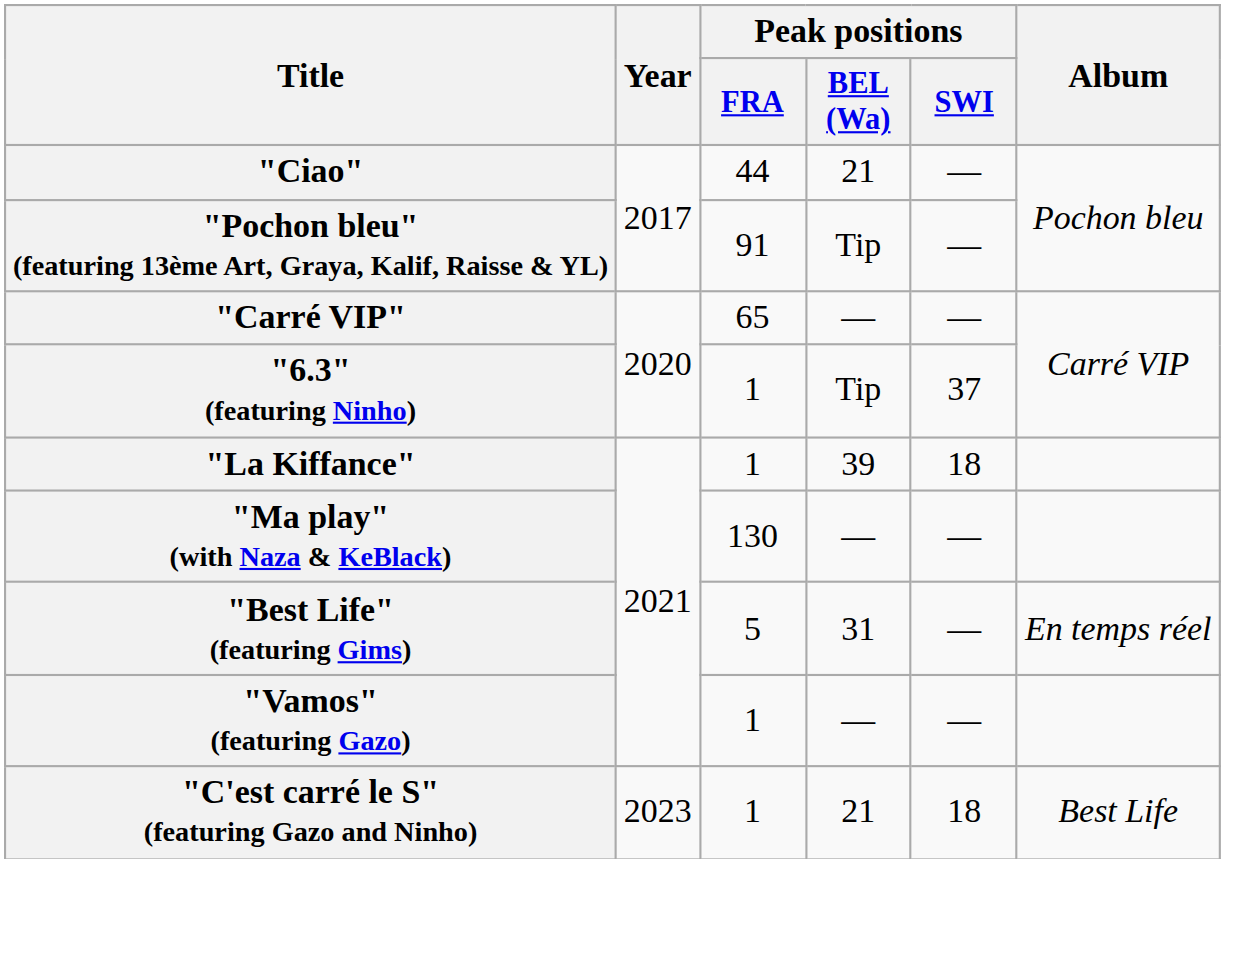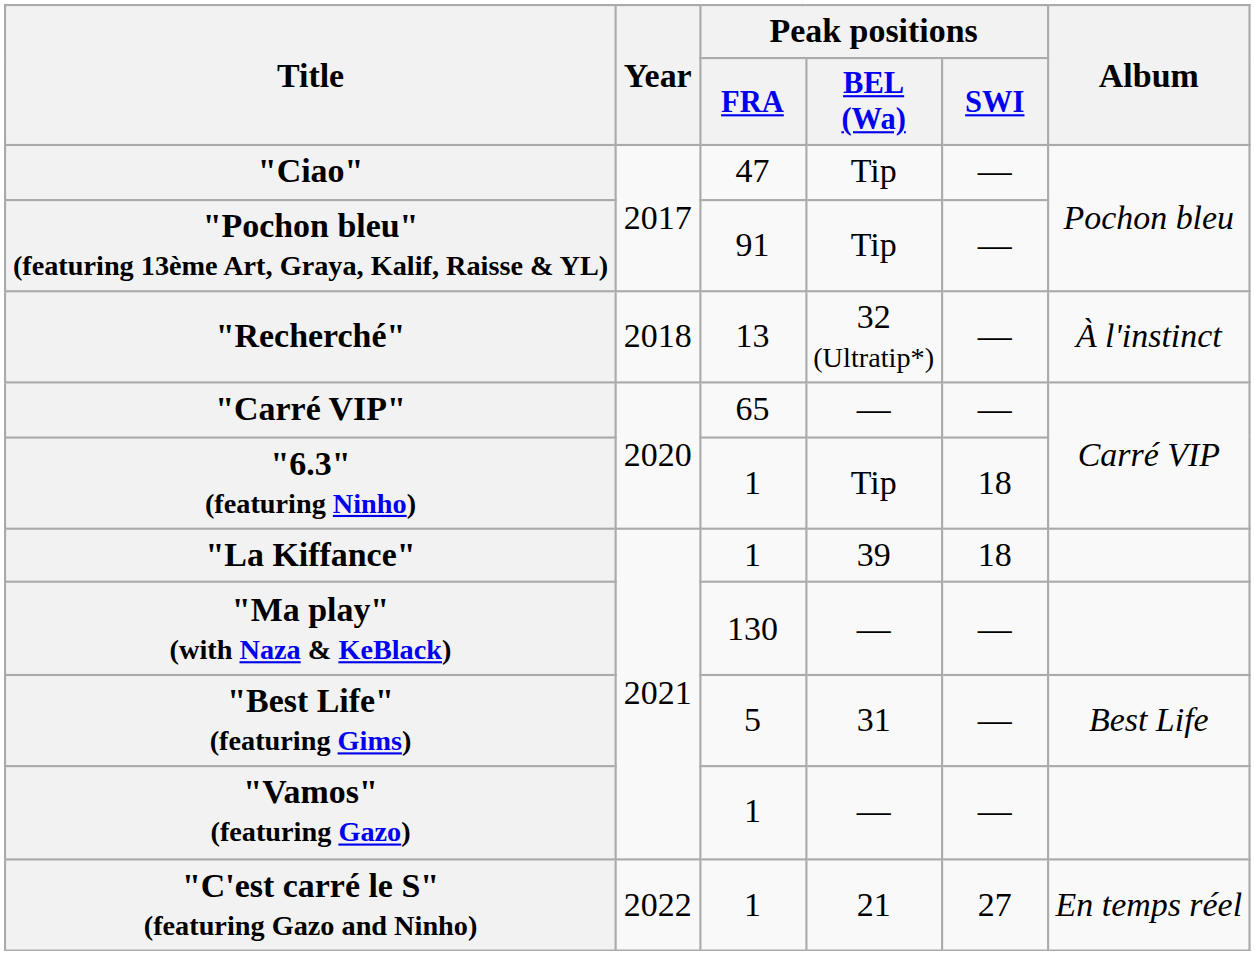(752, 171) 44 -> (752, 171) 47
(858, 171) 21 -> (874, 171) Tip
+ row: (311, 336)
(964, 390) 37 -> (995, 482) 18
(1118, 627) En temps réel -> (1149, 719) Best Life
(658, 811) 2023 -> (658, 903) 2022
(964, 811) 18 -> (995, 903) 27
(1118, 811) Best Life -> (1149, 903) En temps réel
